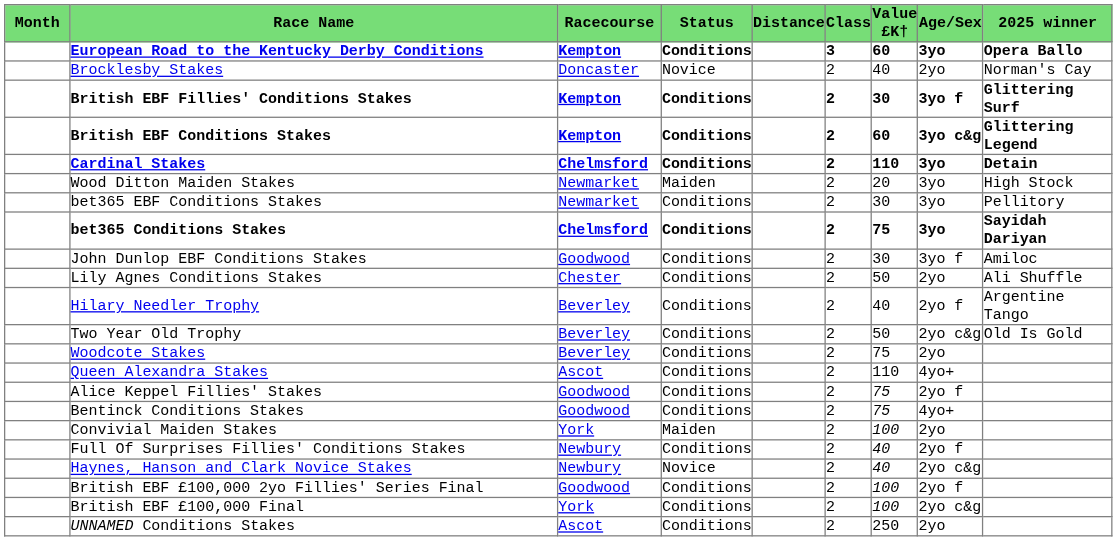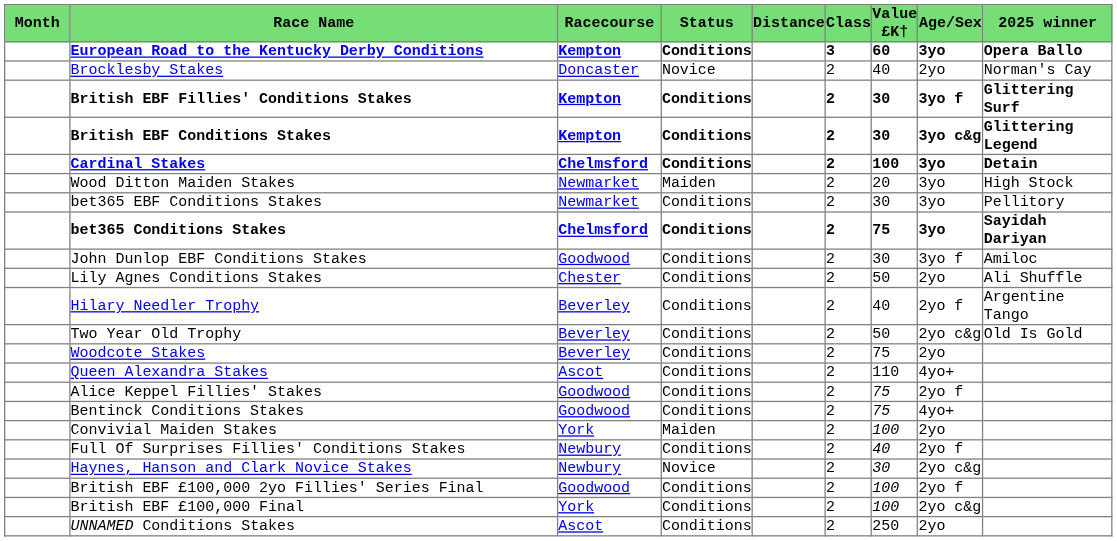(881, 136) 60 -> (881, 136) 30
(886, 164) 110 -> (886, 164) 100
(881, 469) 40 -> (881, 469) 30
